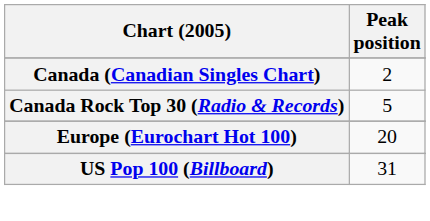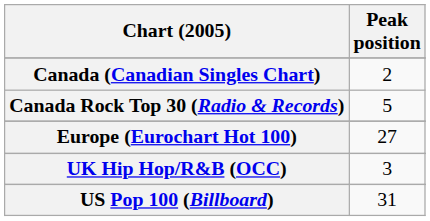(387, 136) 20 -> (387, 136) 27
+ row: (177, 168)
